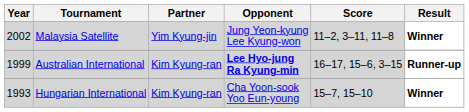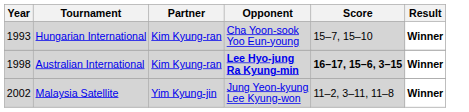rows swapped: (91, 93) <-> (77, 36)
(19, 65) 1999 -> (19, 65) 1998
(358, 65) normal -> (358, 65) bold
(434, 65) Runner-up -> (425, 65) Winner
